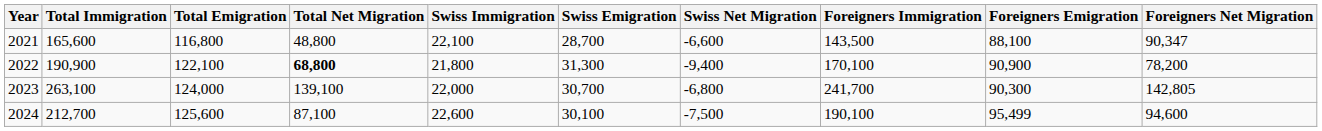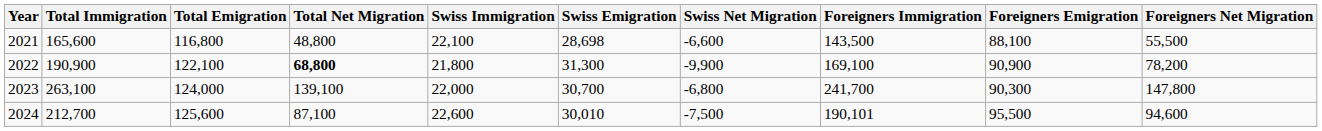(583, 41) 28,700 -> (583, 41) 28,698
(1167, 41) 90,347 -> (1167, 41) 55,500
(704, 65) -9,400 -> (704, 65) -9,900
(849, 65) 170,100 -> (849, 65) 169,100
(1170, 89) 142,805 -> (1170, 89) 147,800
(583, 114) 30,100 -> (583, 114) 30,010
(849, 114) 190,100 -> (849, 114) 190,101
(1010, 114) 95,499 -> (1010, 114) 95,500
